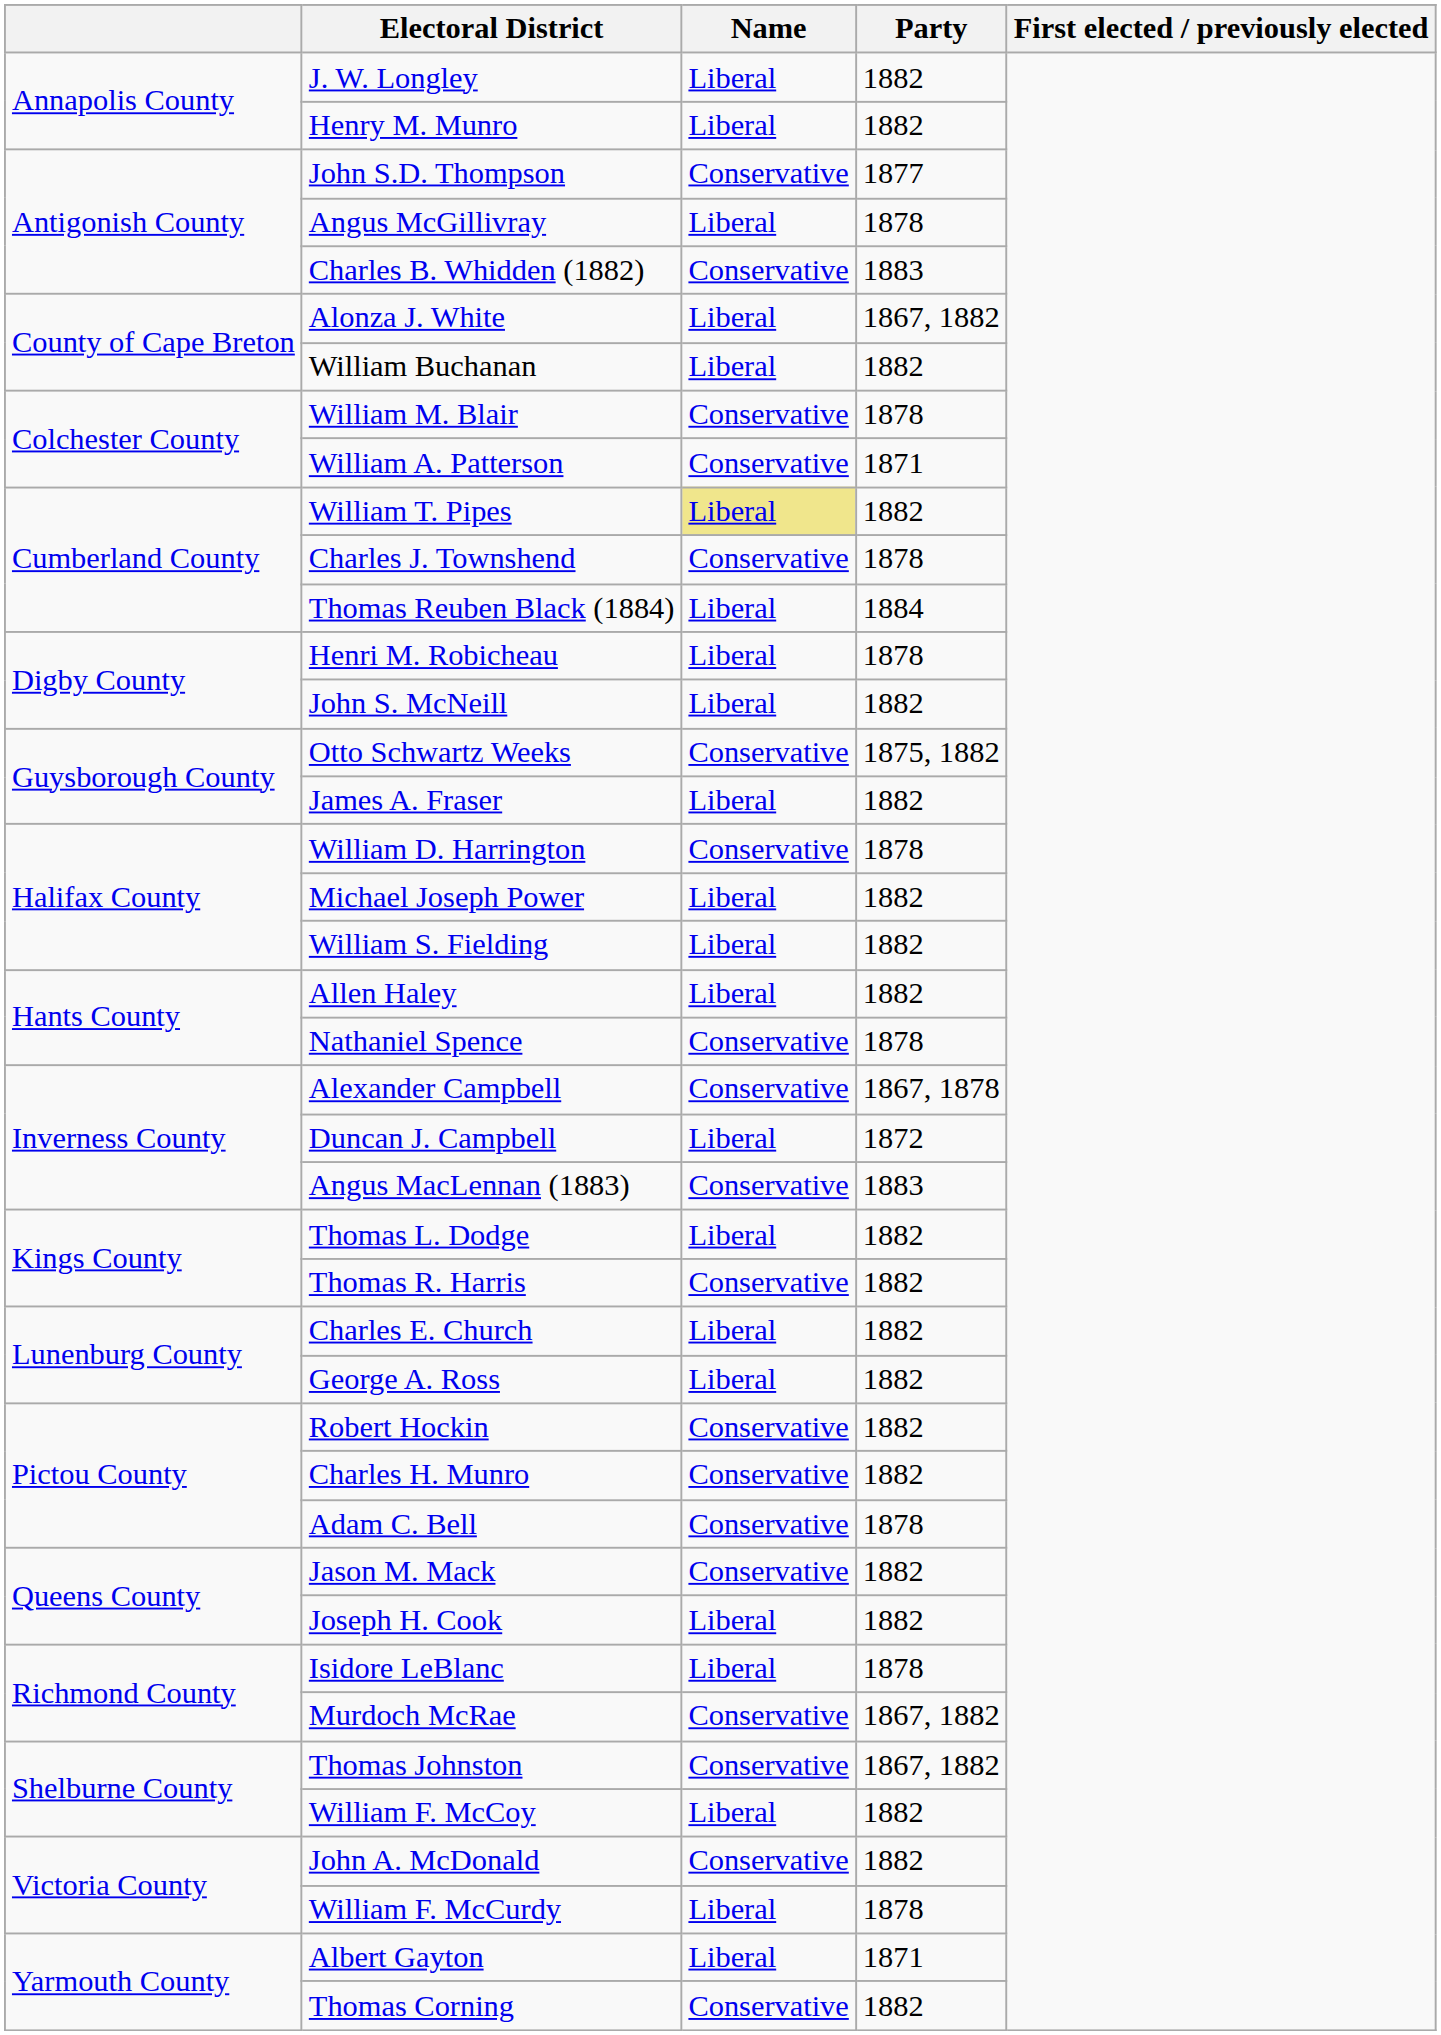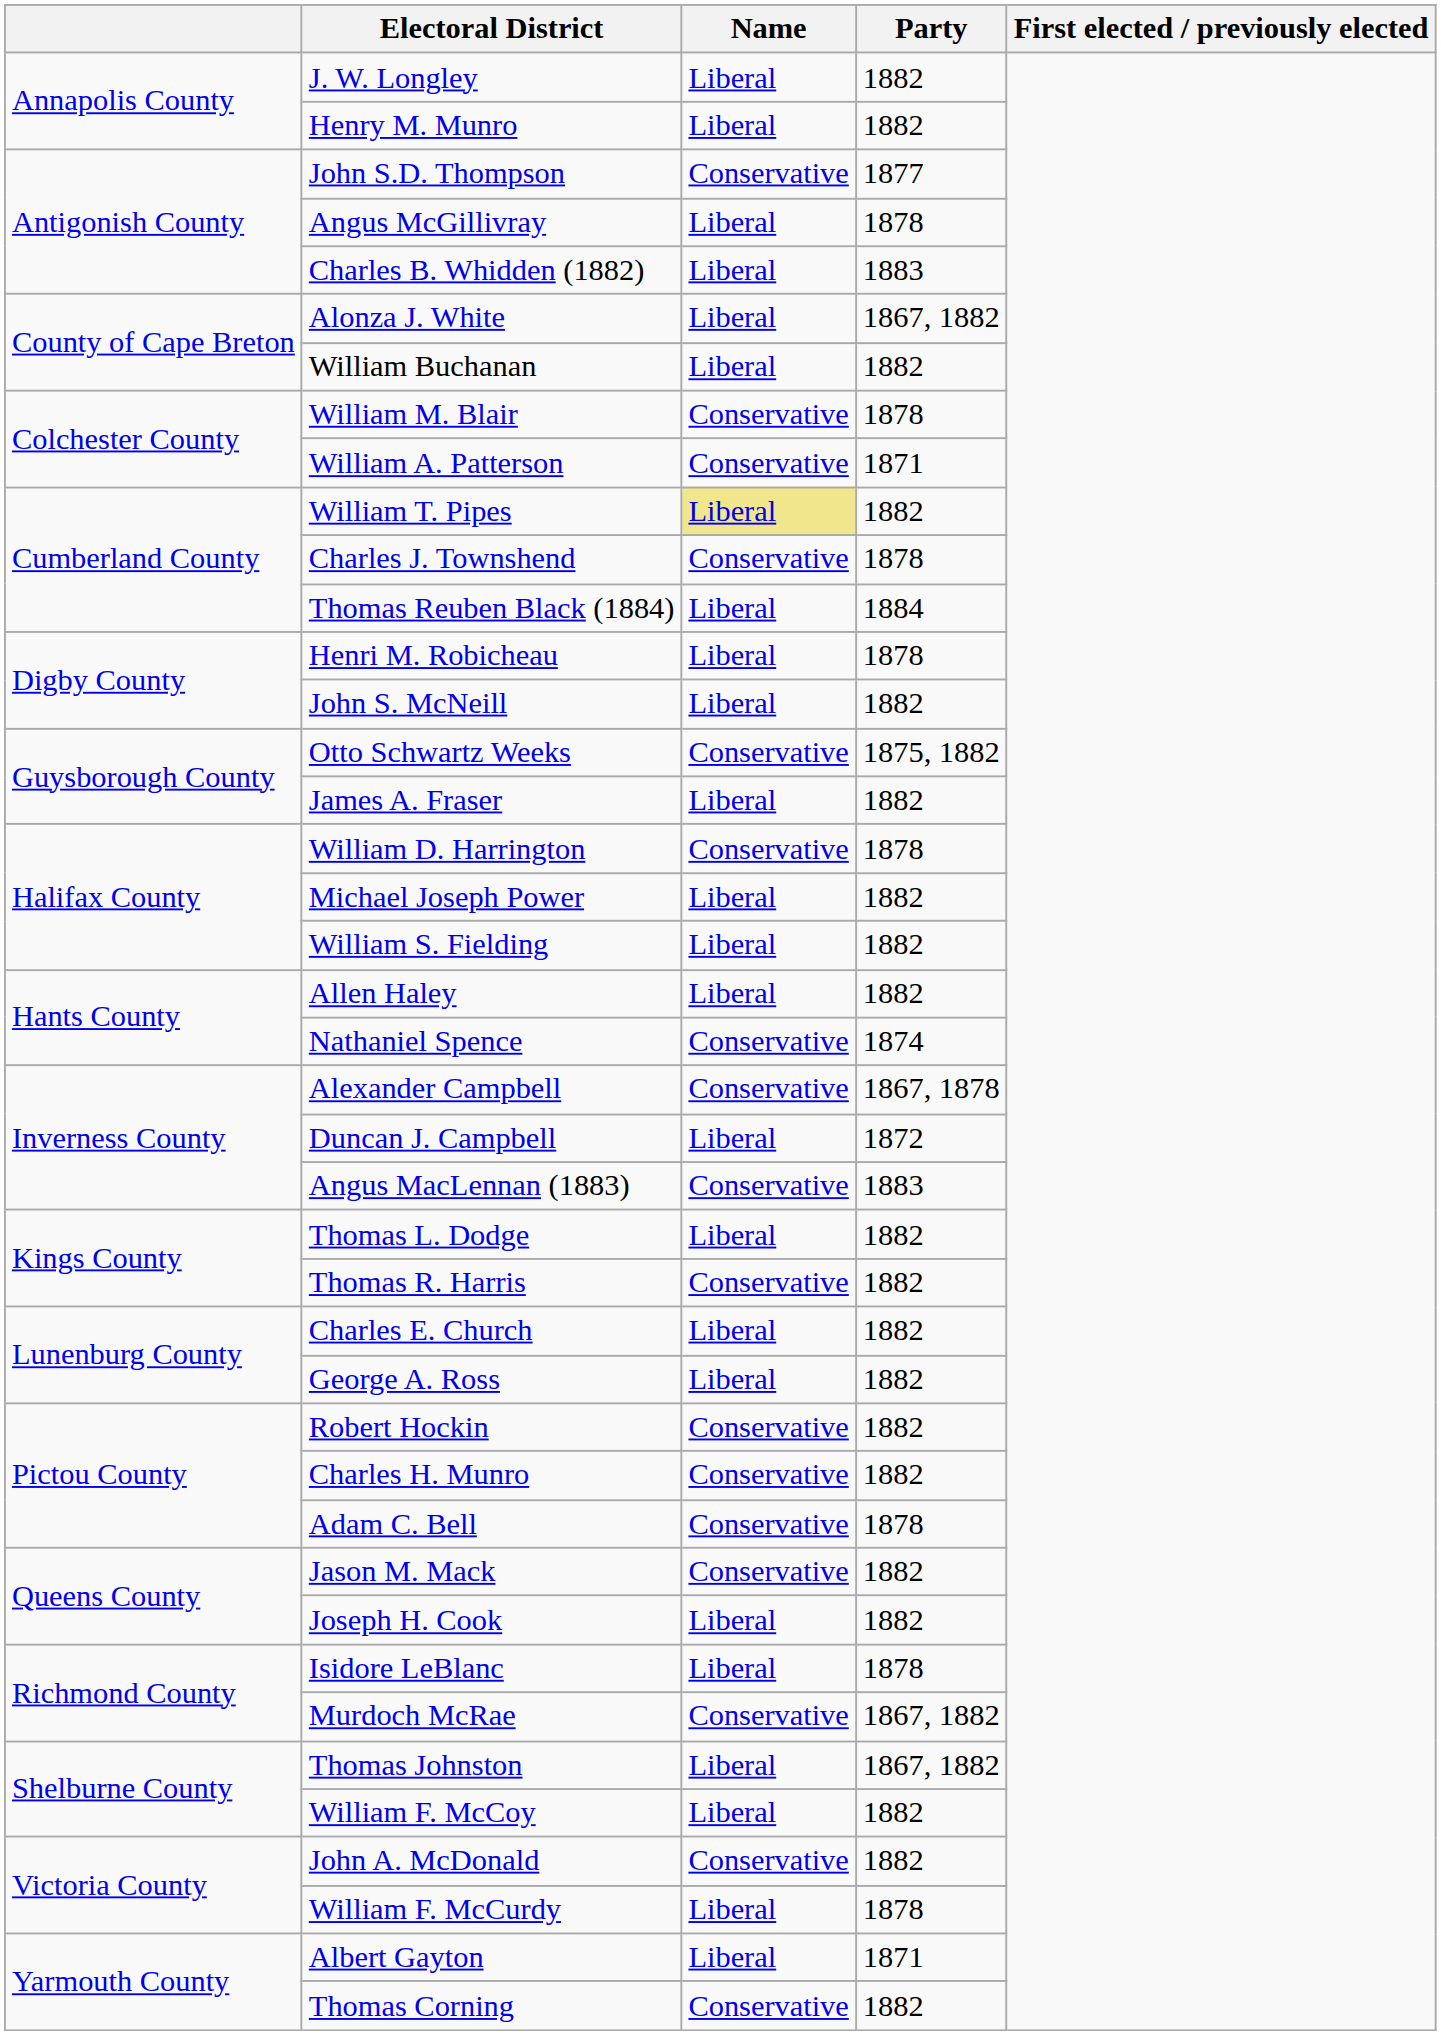(769, 269) Conservative -> (732, 269) Liberal
(893, 1041) 1878 -> (893, 1041) 1874
(769, 1764) Conservative -> (732, 1764) Liberal
